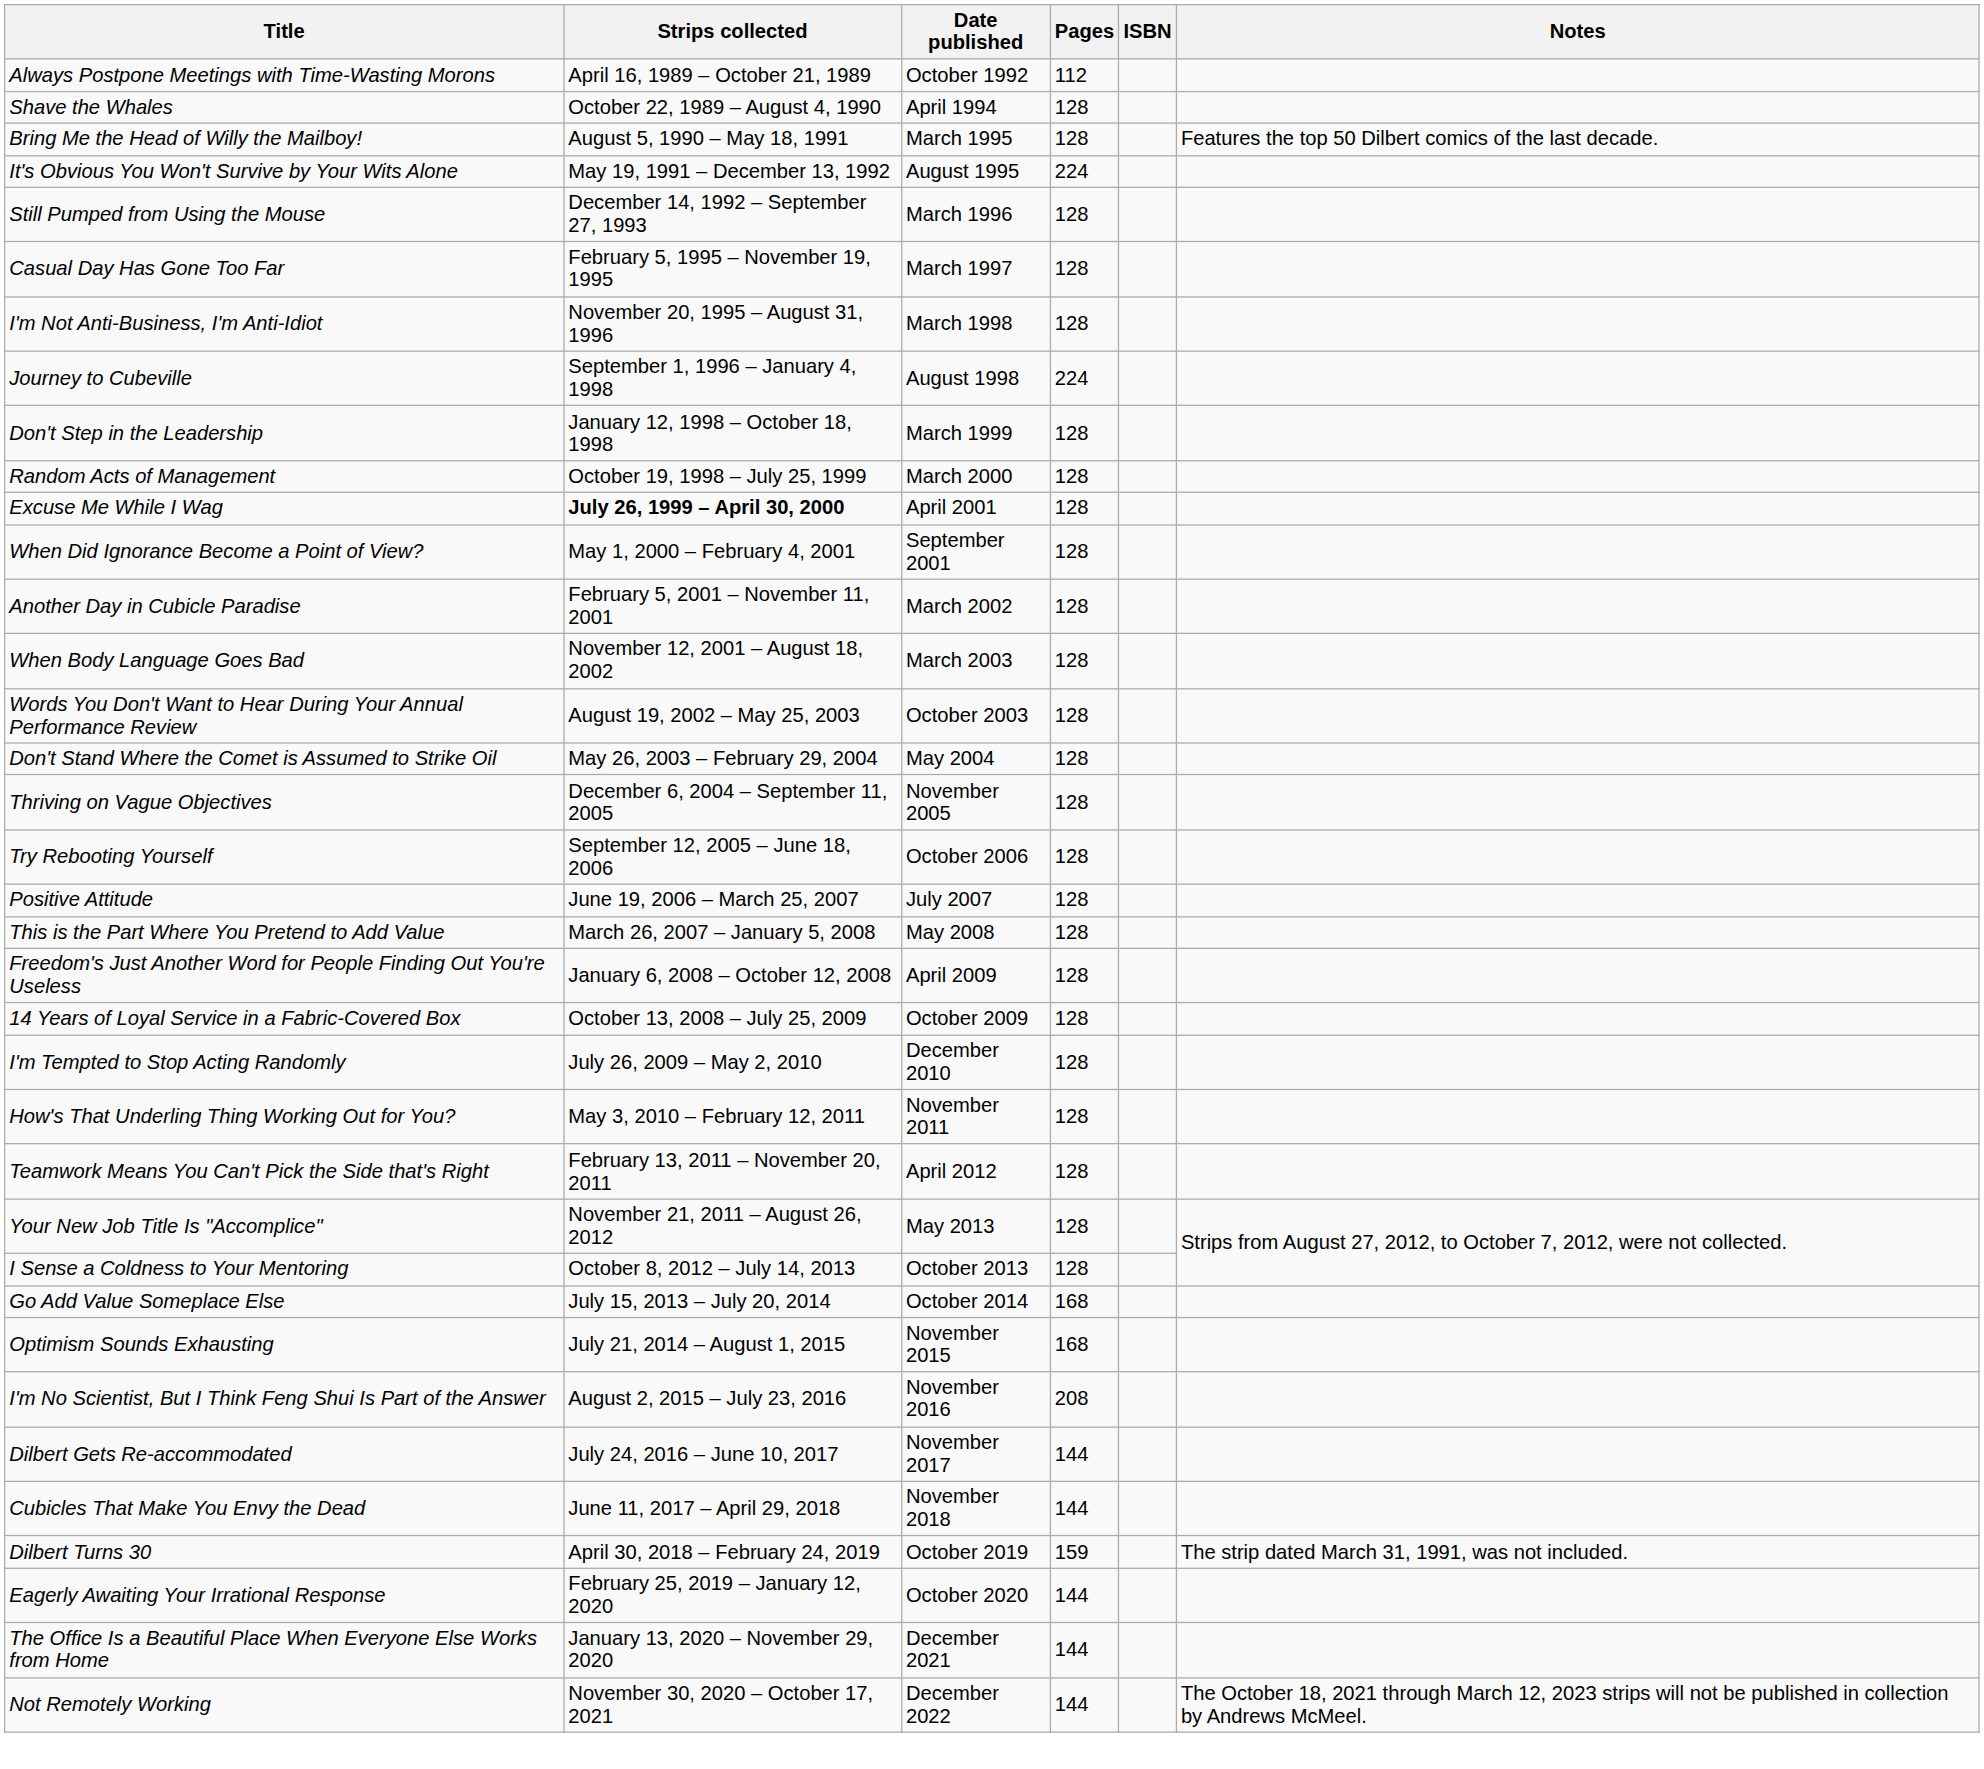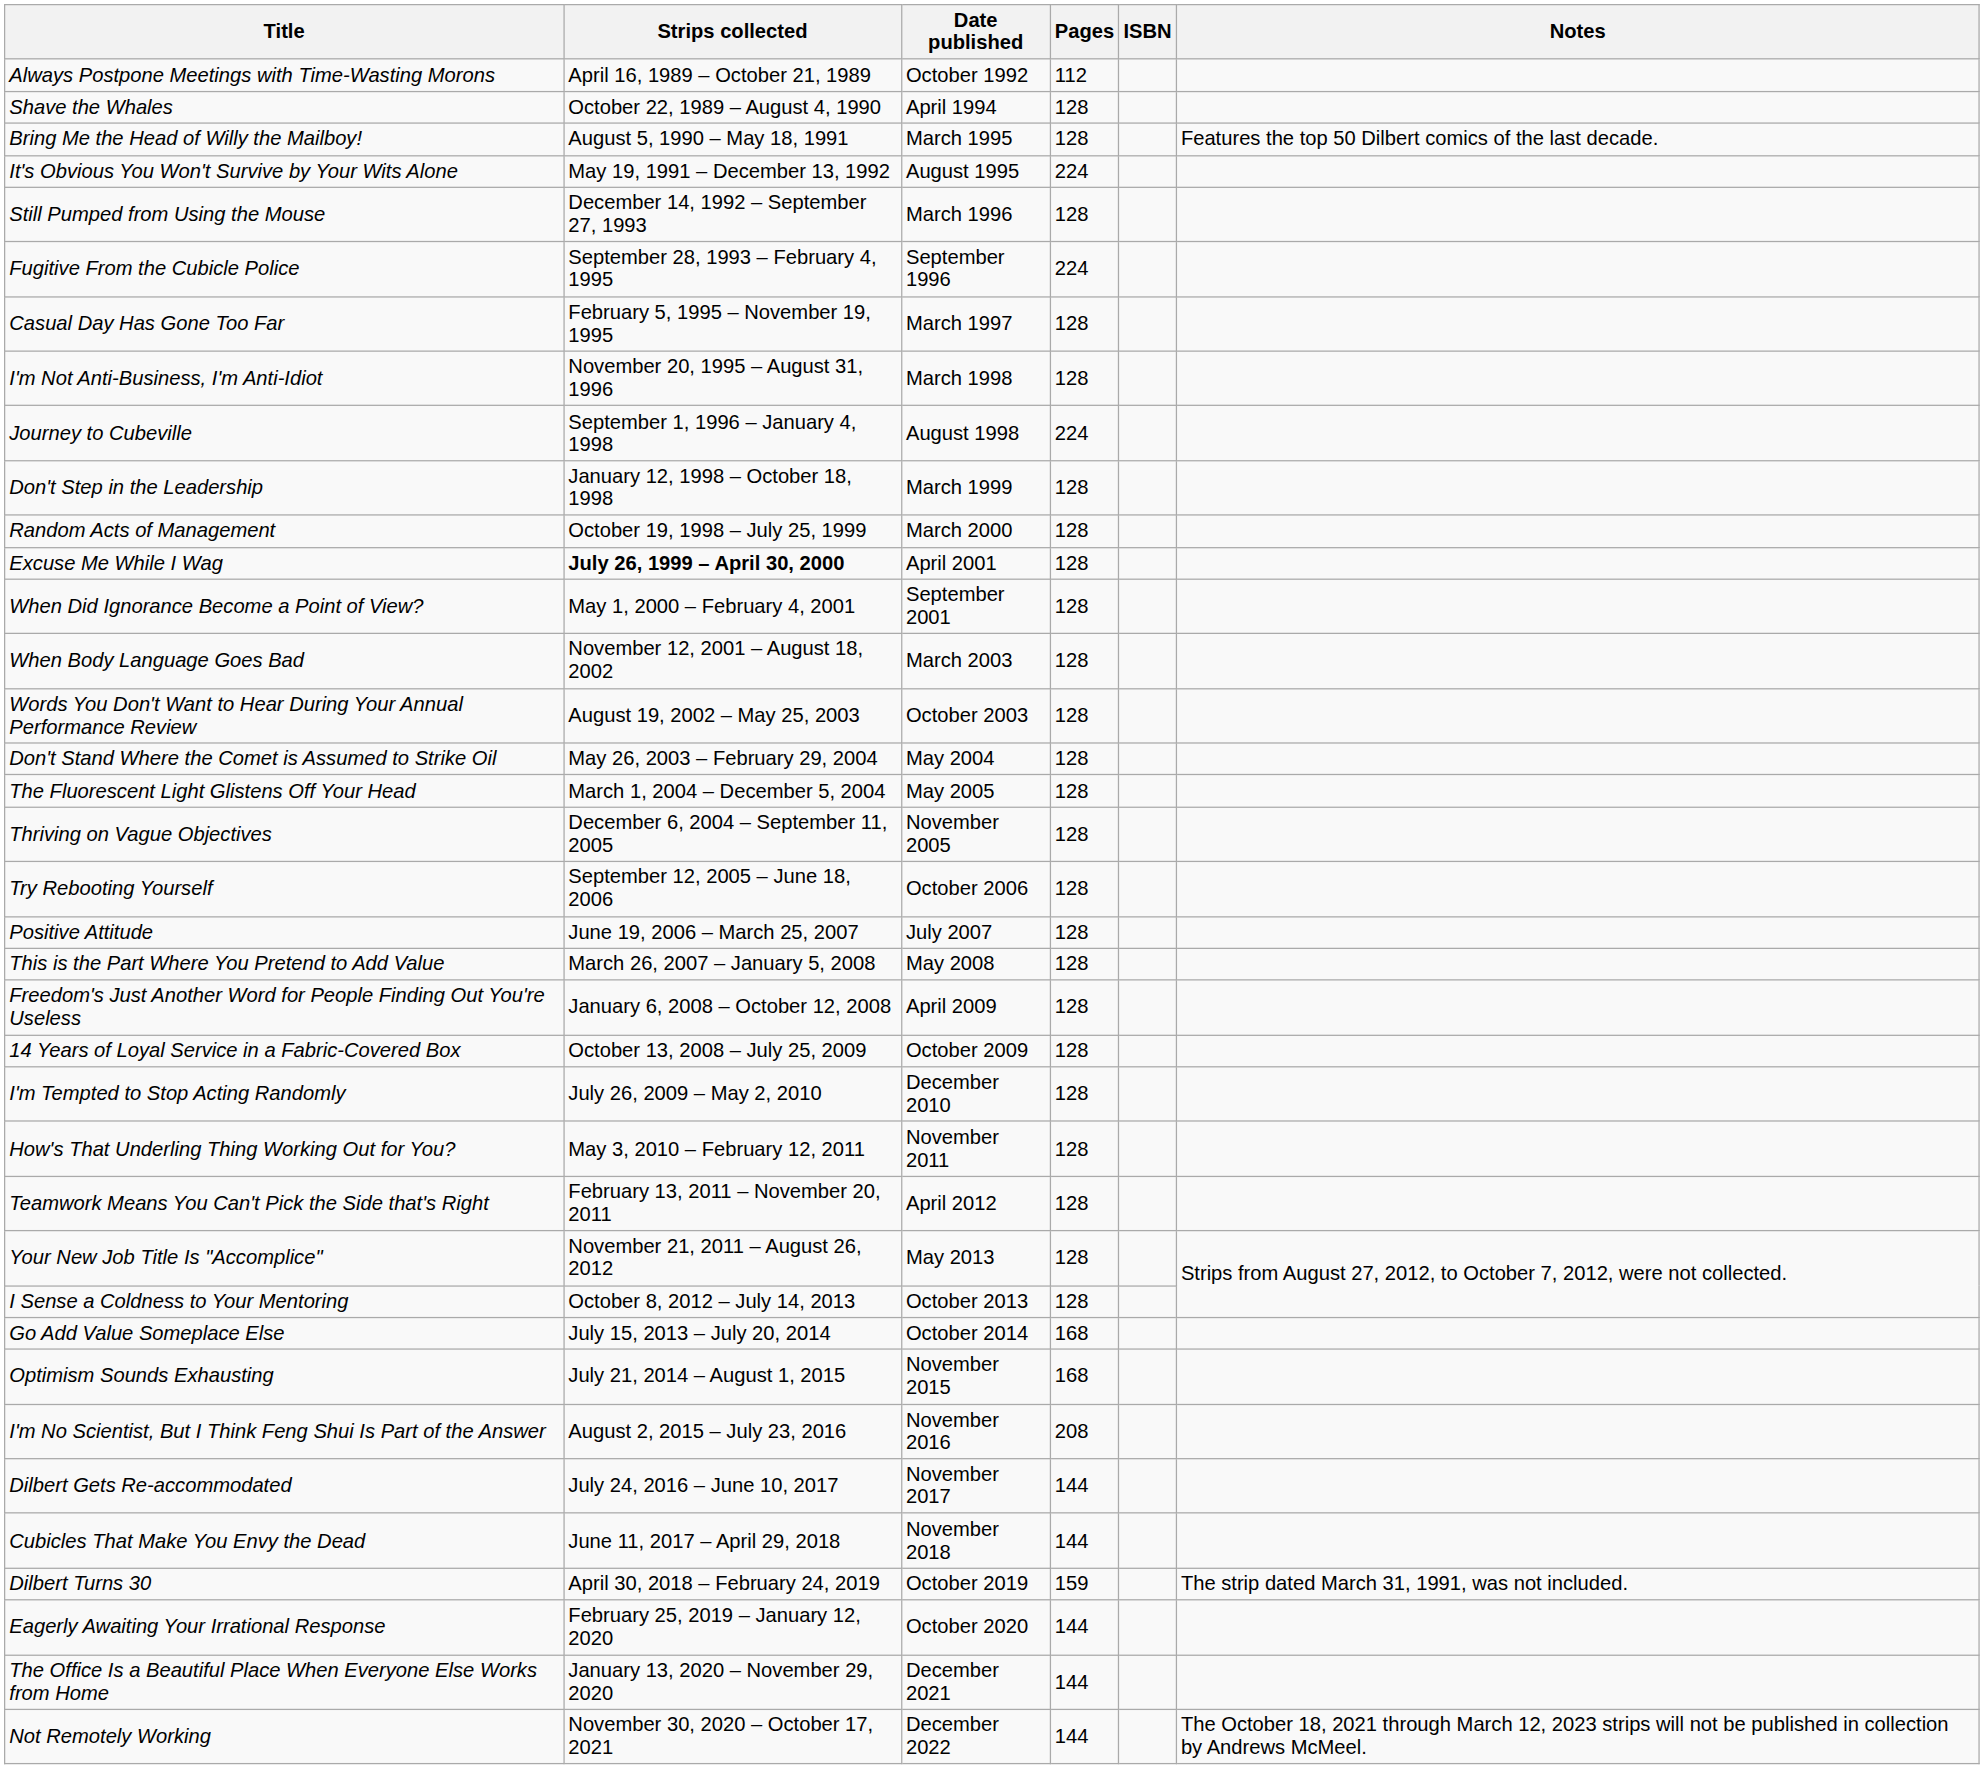+ row: (154, 269)
- row: (155, 606)
+ row: (212, 790)
